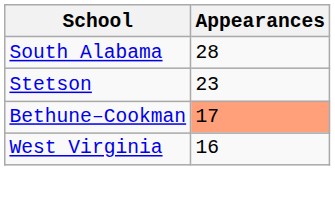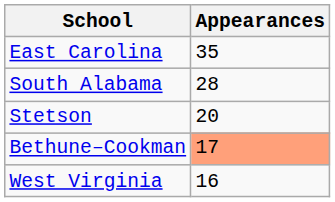+ row: (86, 53)
(207, 85) 23 -> (207, 117) 20
